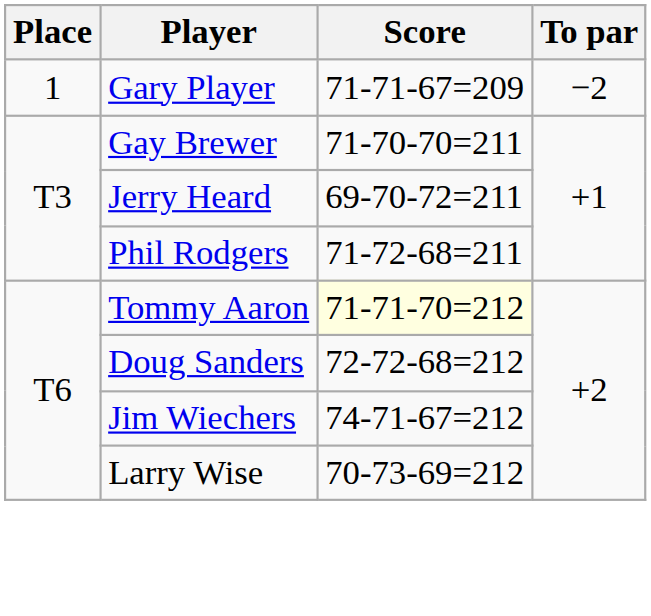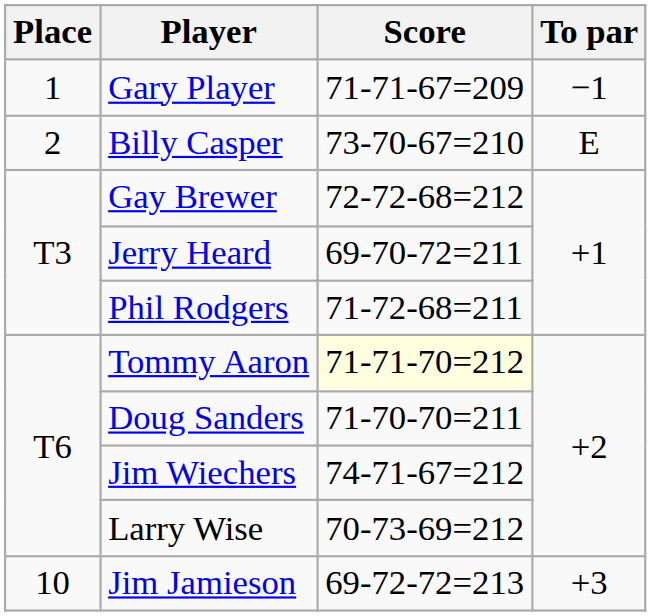(589, 87) −2 -> (589, 87) −1
+ row: (195, 142)
(424, 142) 71-70-70=211 -> (425, 197) 72-72-68=212
(425, 362) 72-72-68=212 -> (424, 417) 71-70-70=211
+ row: (202, 582)
